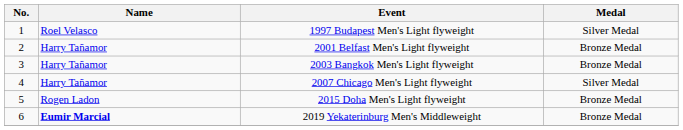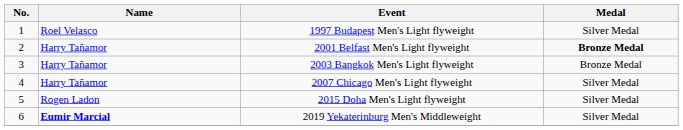(611, 47) normal -> (611, 47) bold
(611, 99) Bronze Medal -> (611, 99) Silver Medal
(611, 116) Bronze Medal -> (611, 116) Silver Medal
